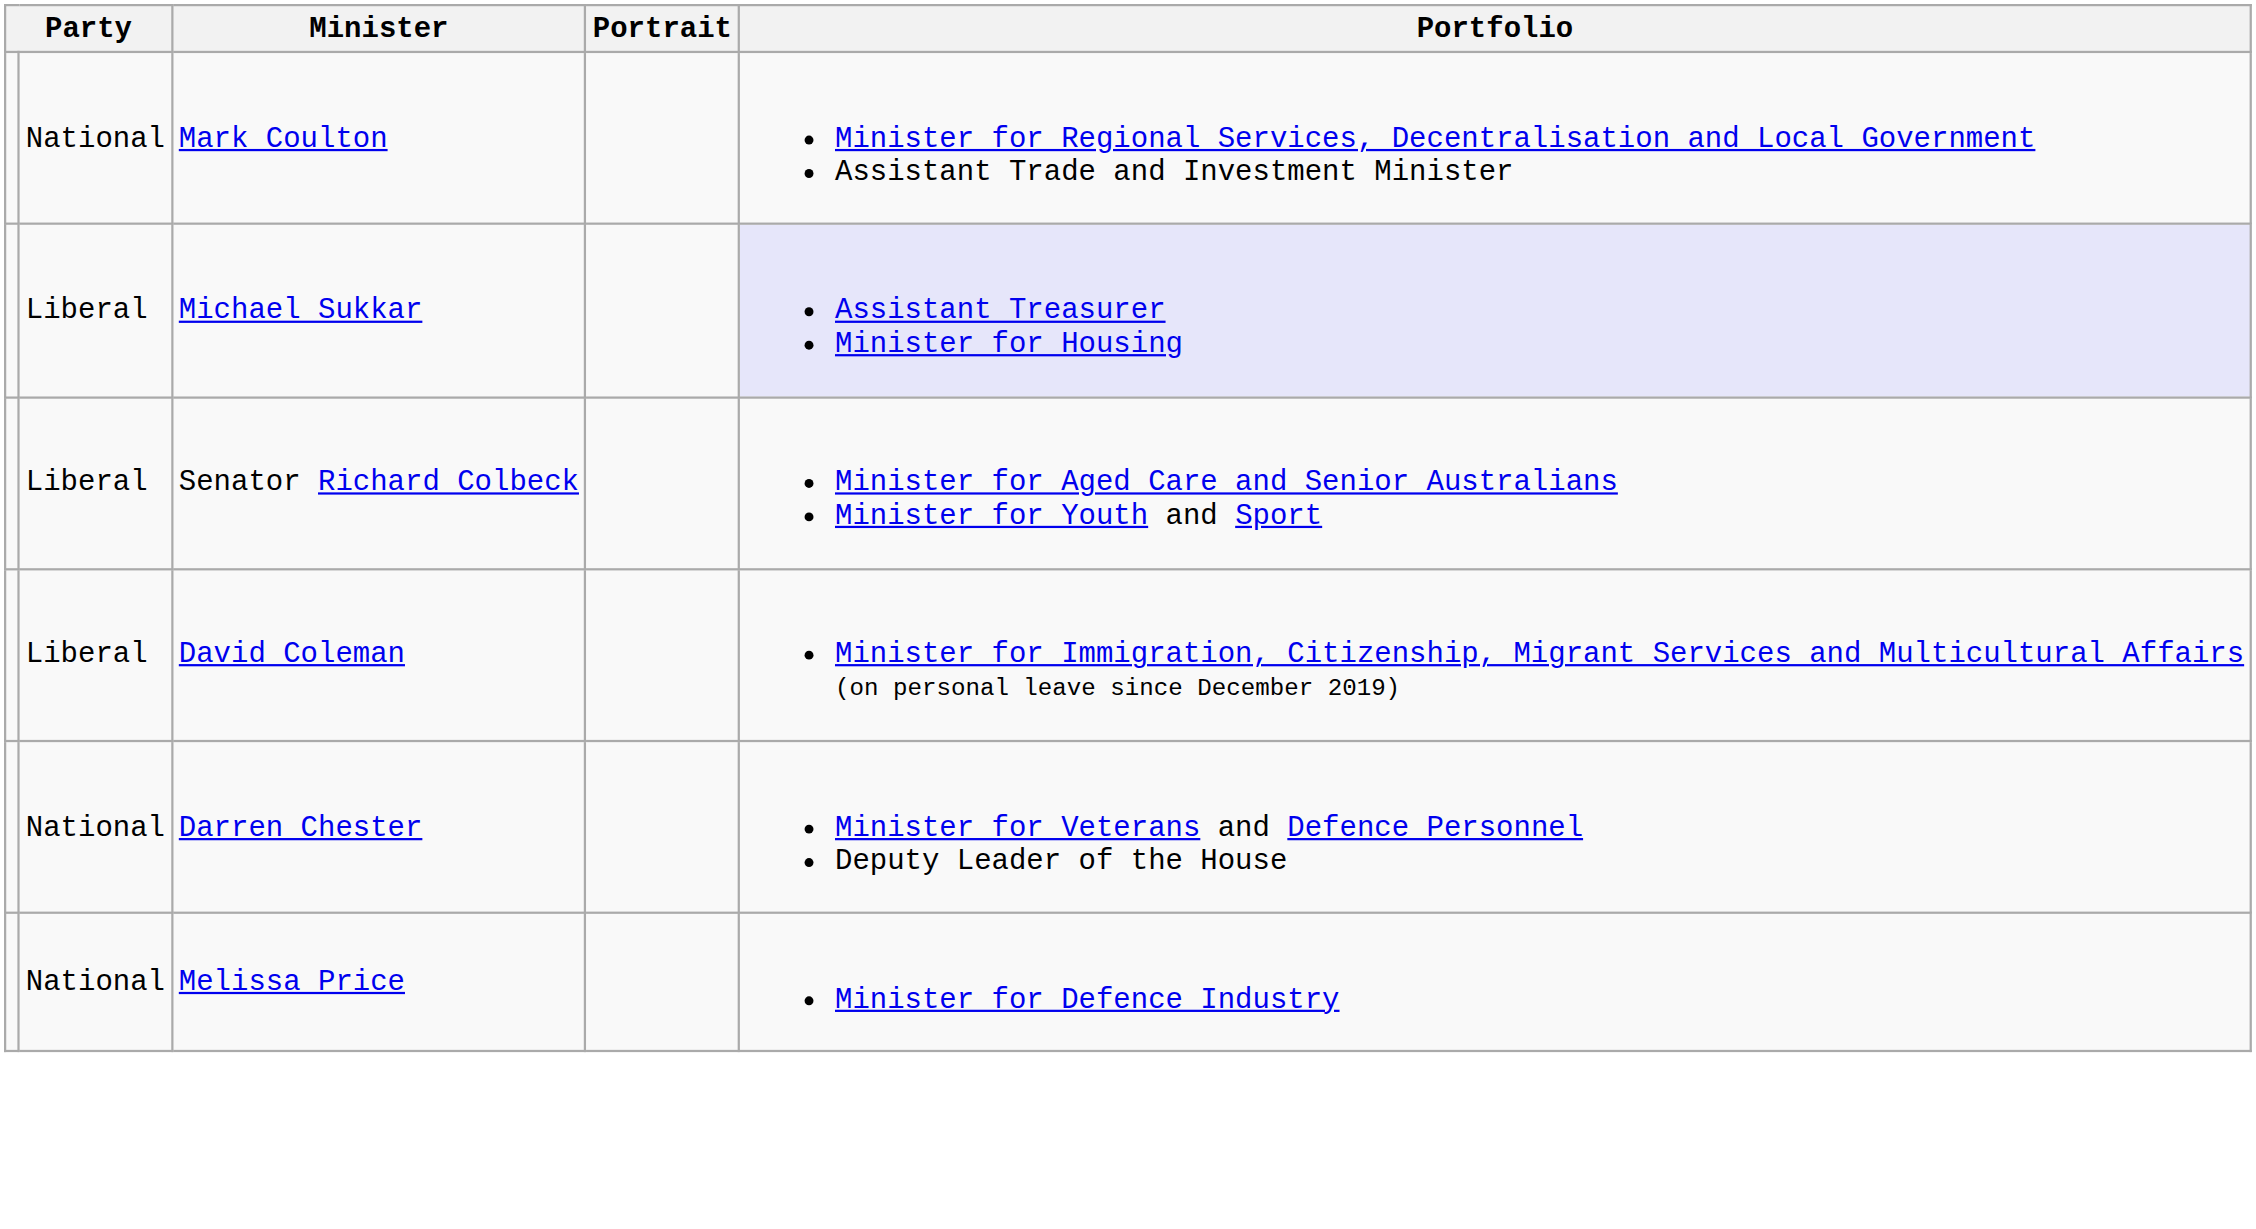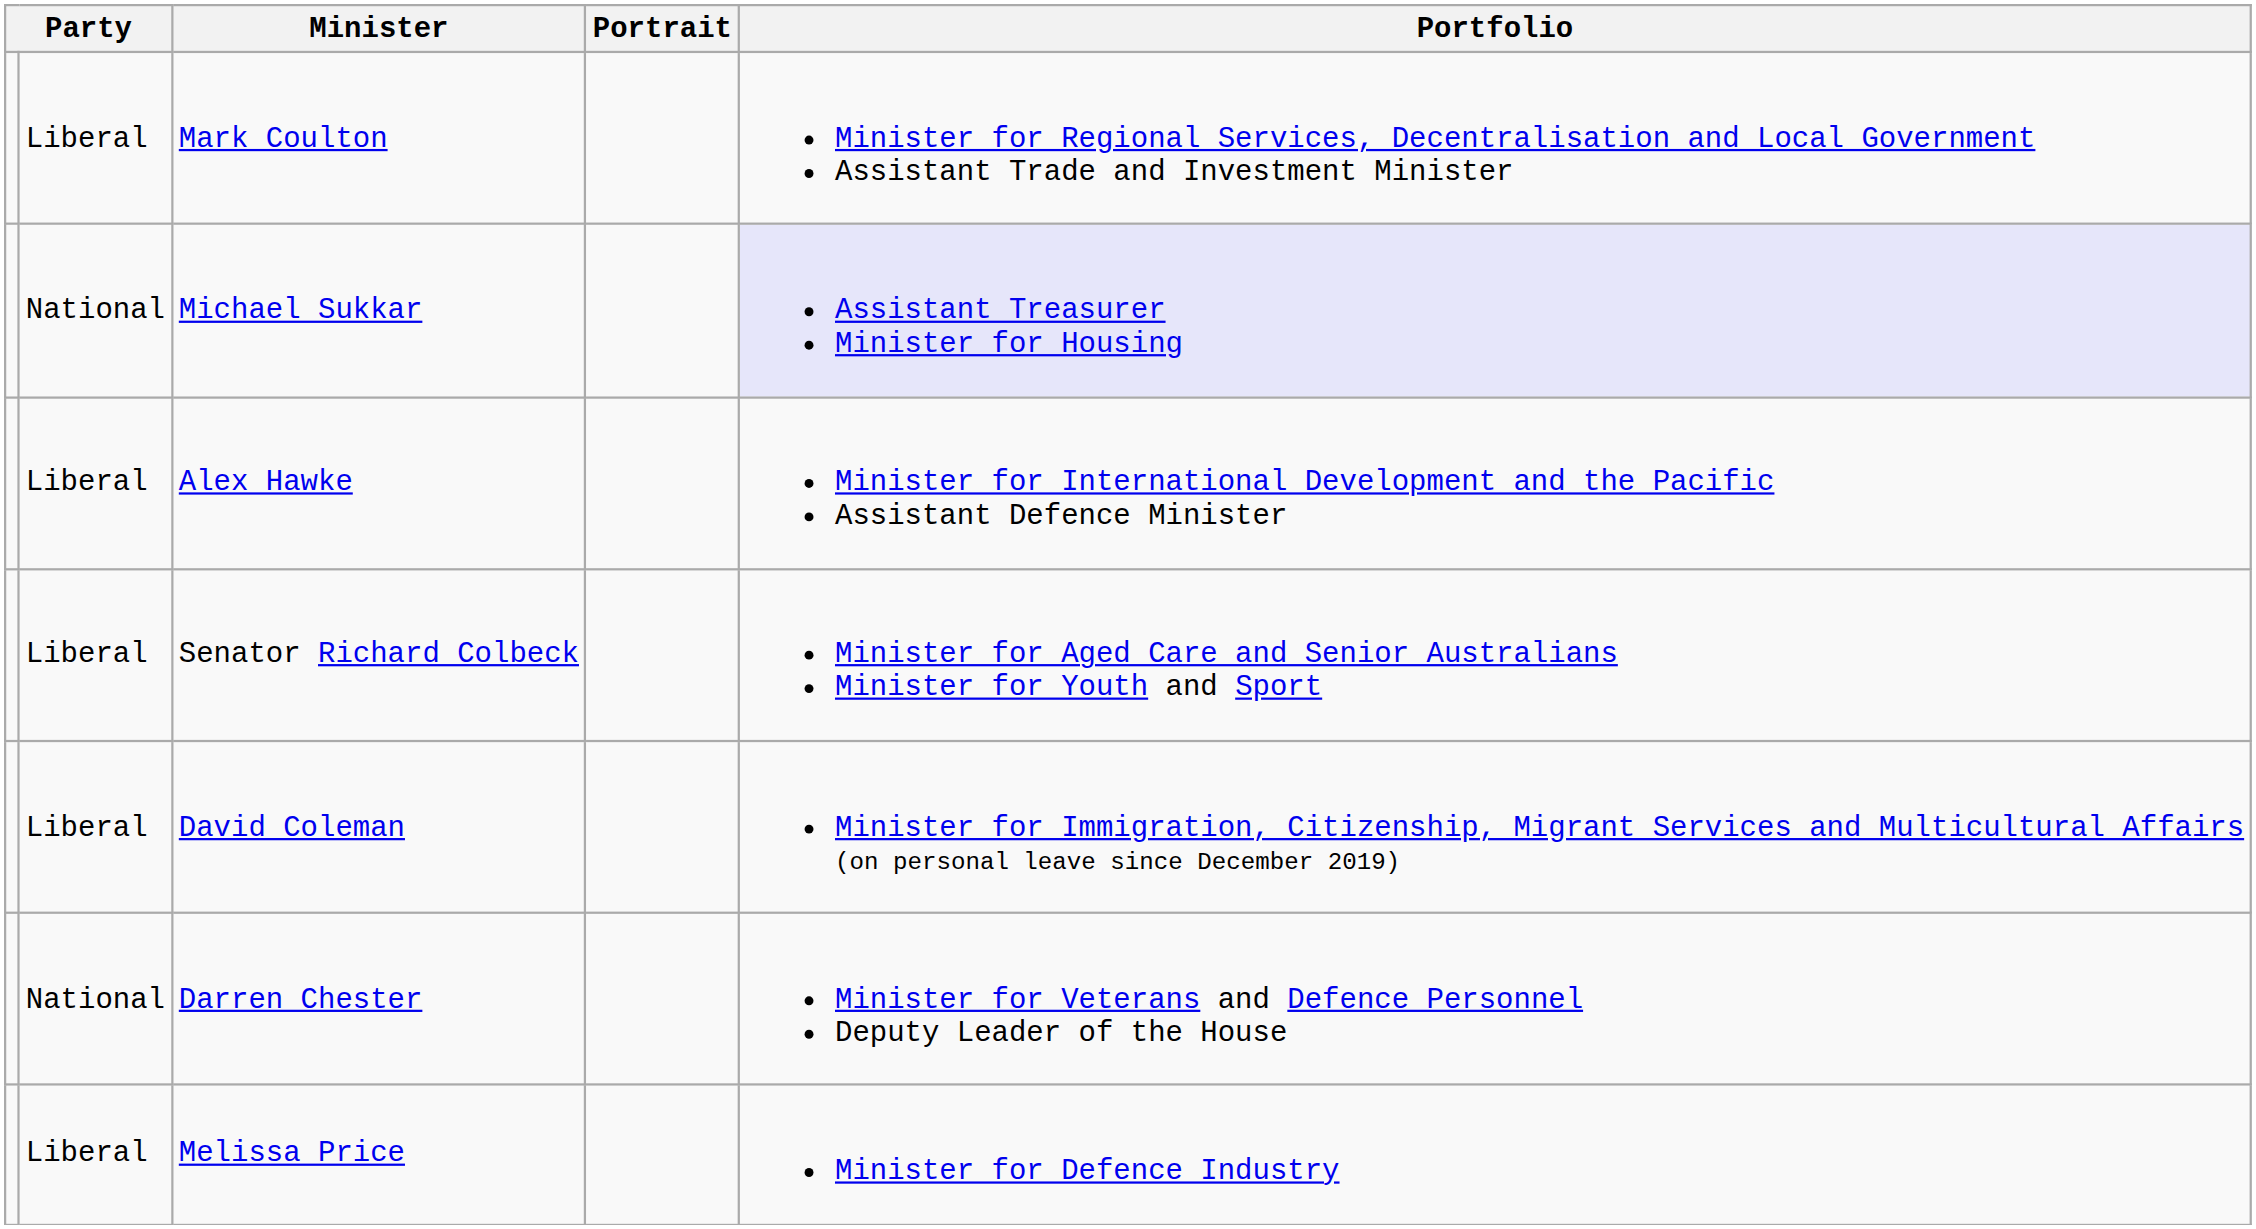(95, 138) National -> (87, 138) Liberal
(87, 311) Liberal -> (95, 311) National
+ row: (266, 483)
(95, 982) National -> (87, 1154) Liberal
